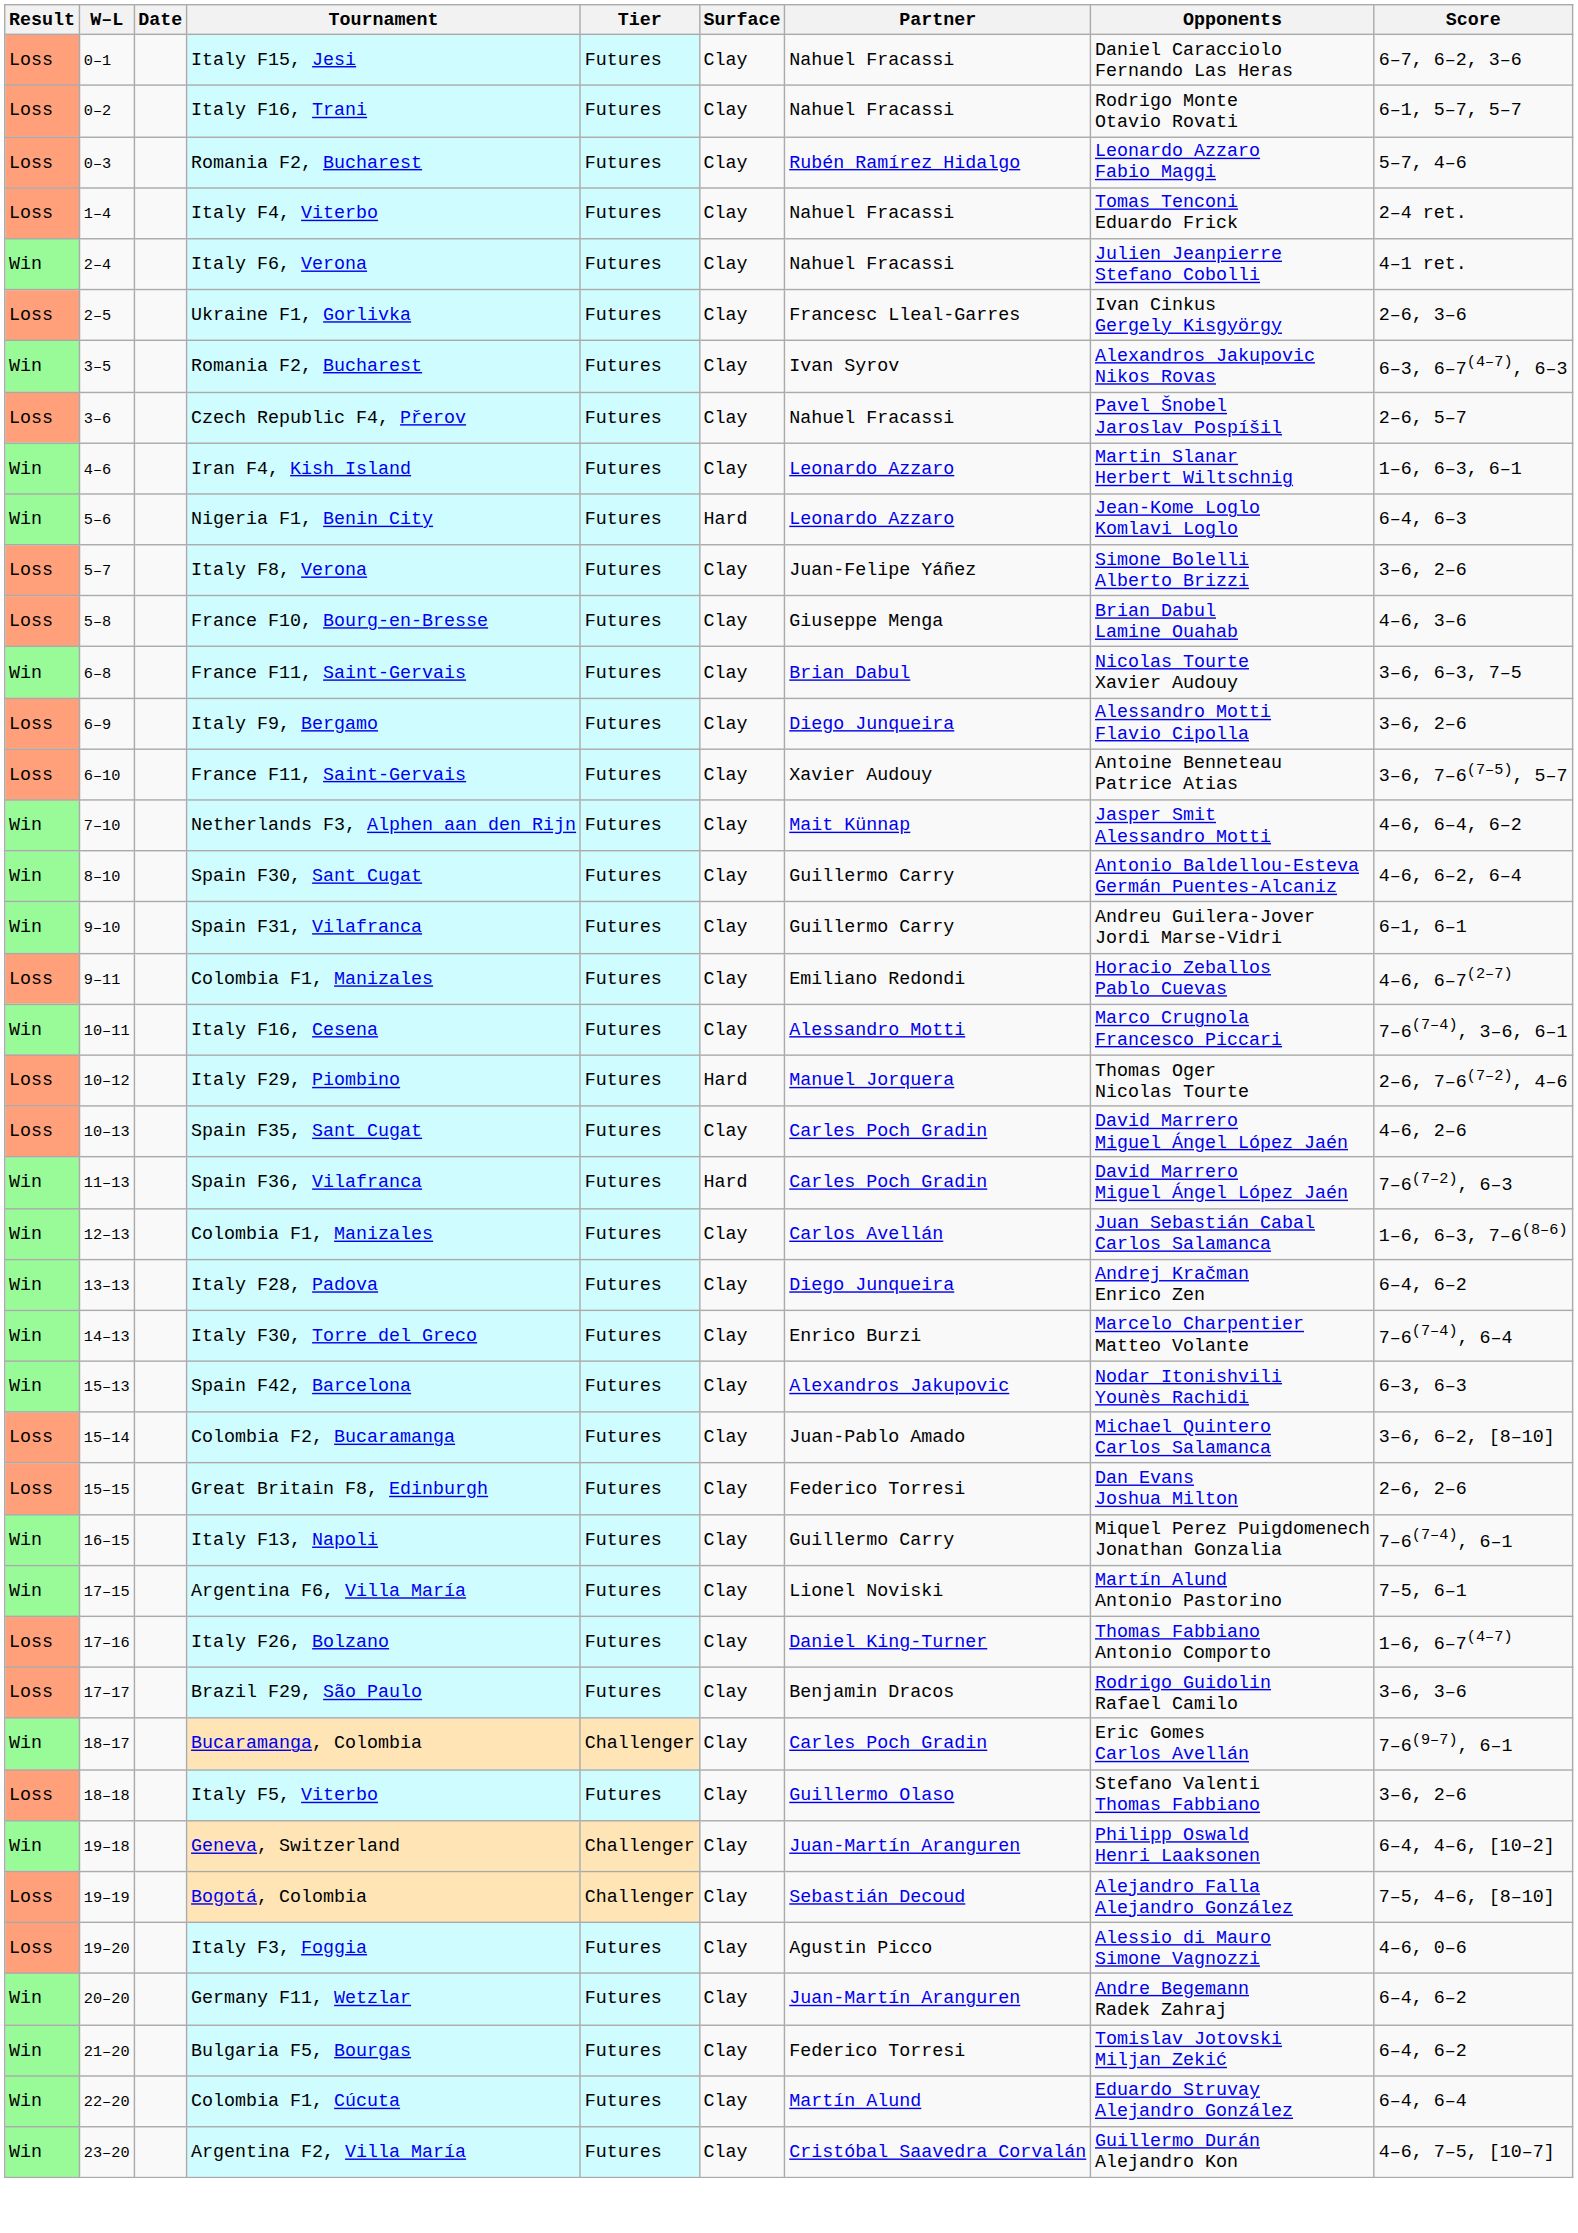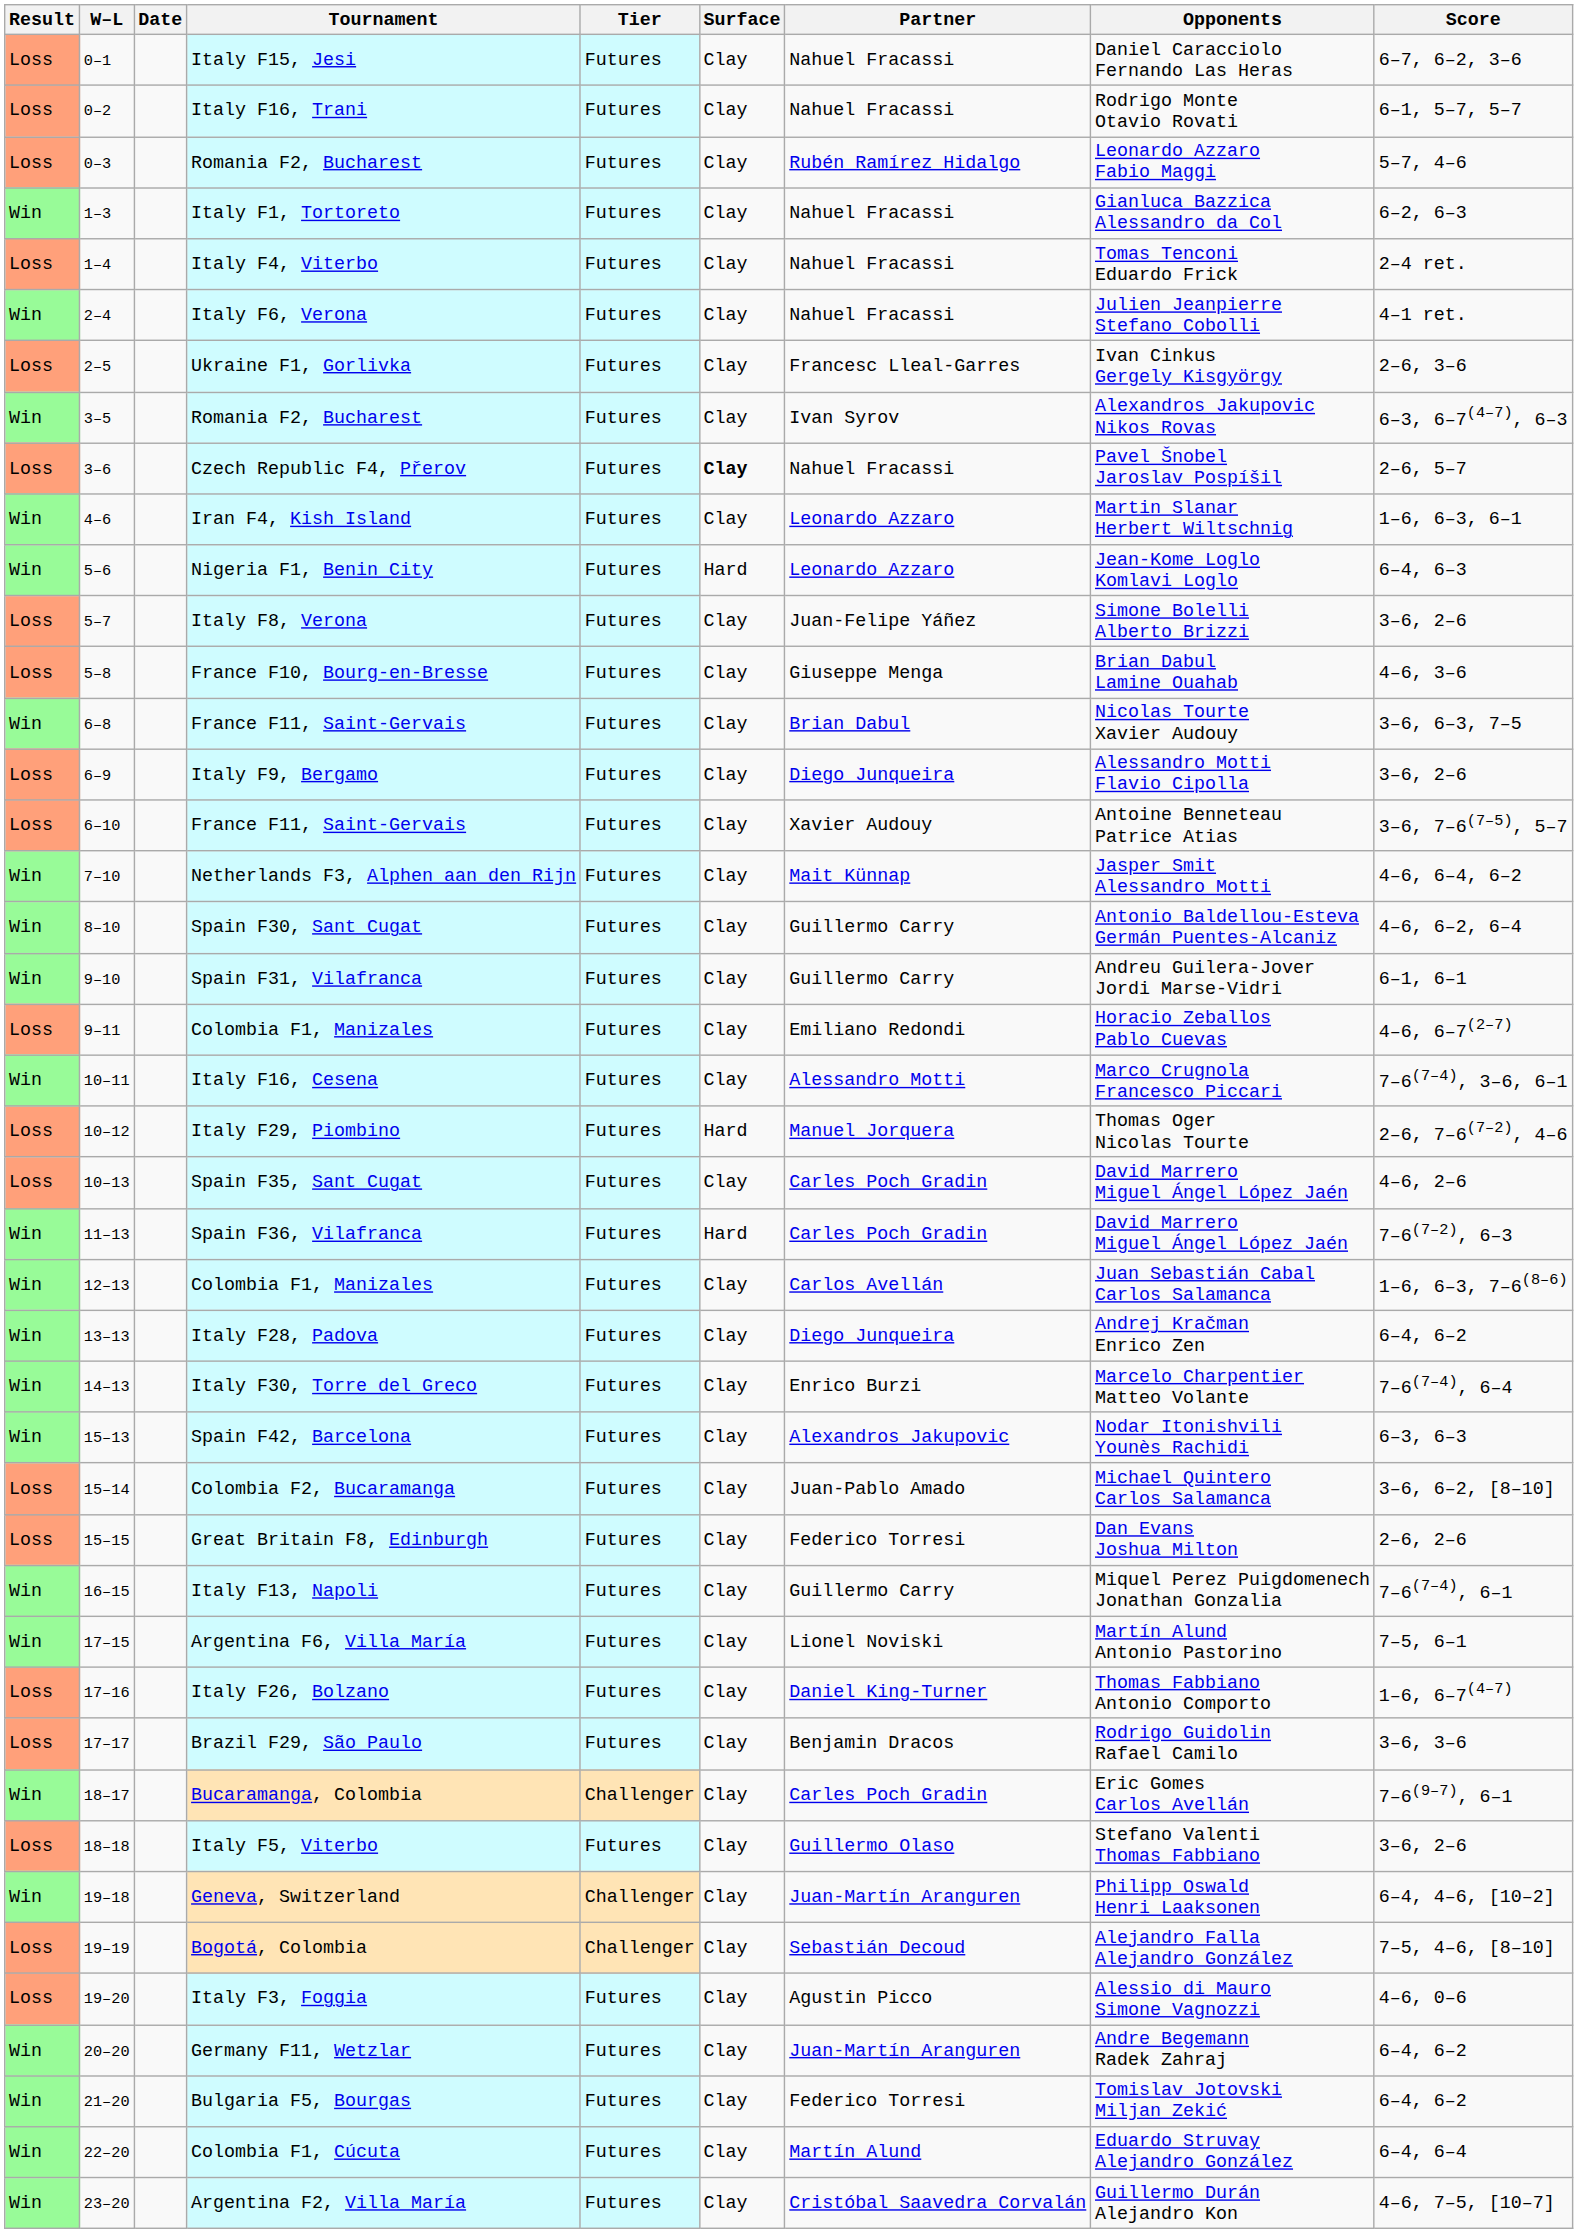+ row: (98, 214)
(726, 417) normal -> (726, 468) bold
